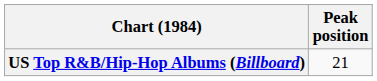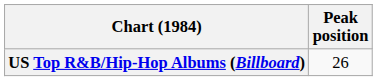(341, 62) 21 -> (341, 62) 26
